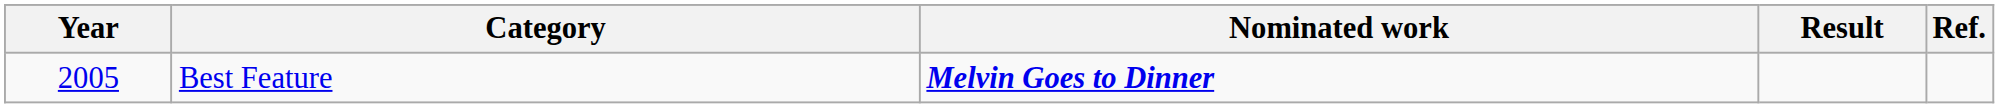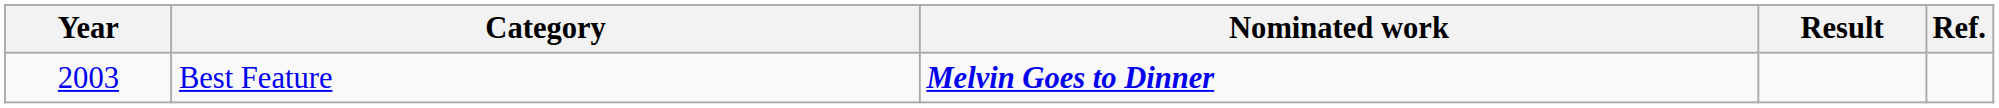(88, 77) 2005 -> (88, 77) 2003
